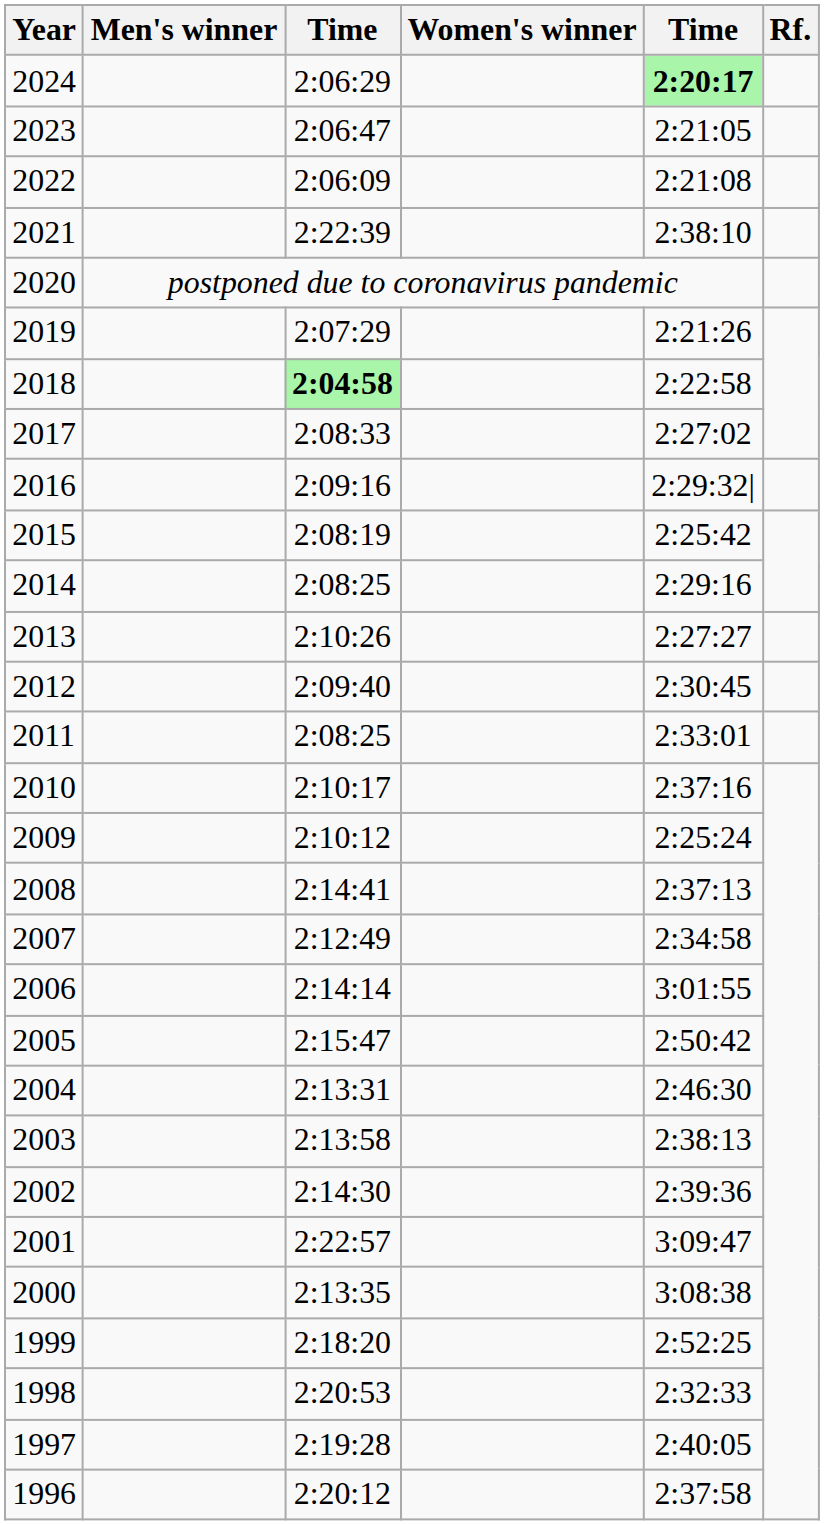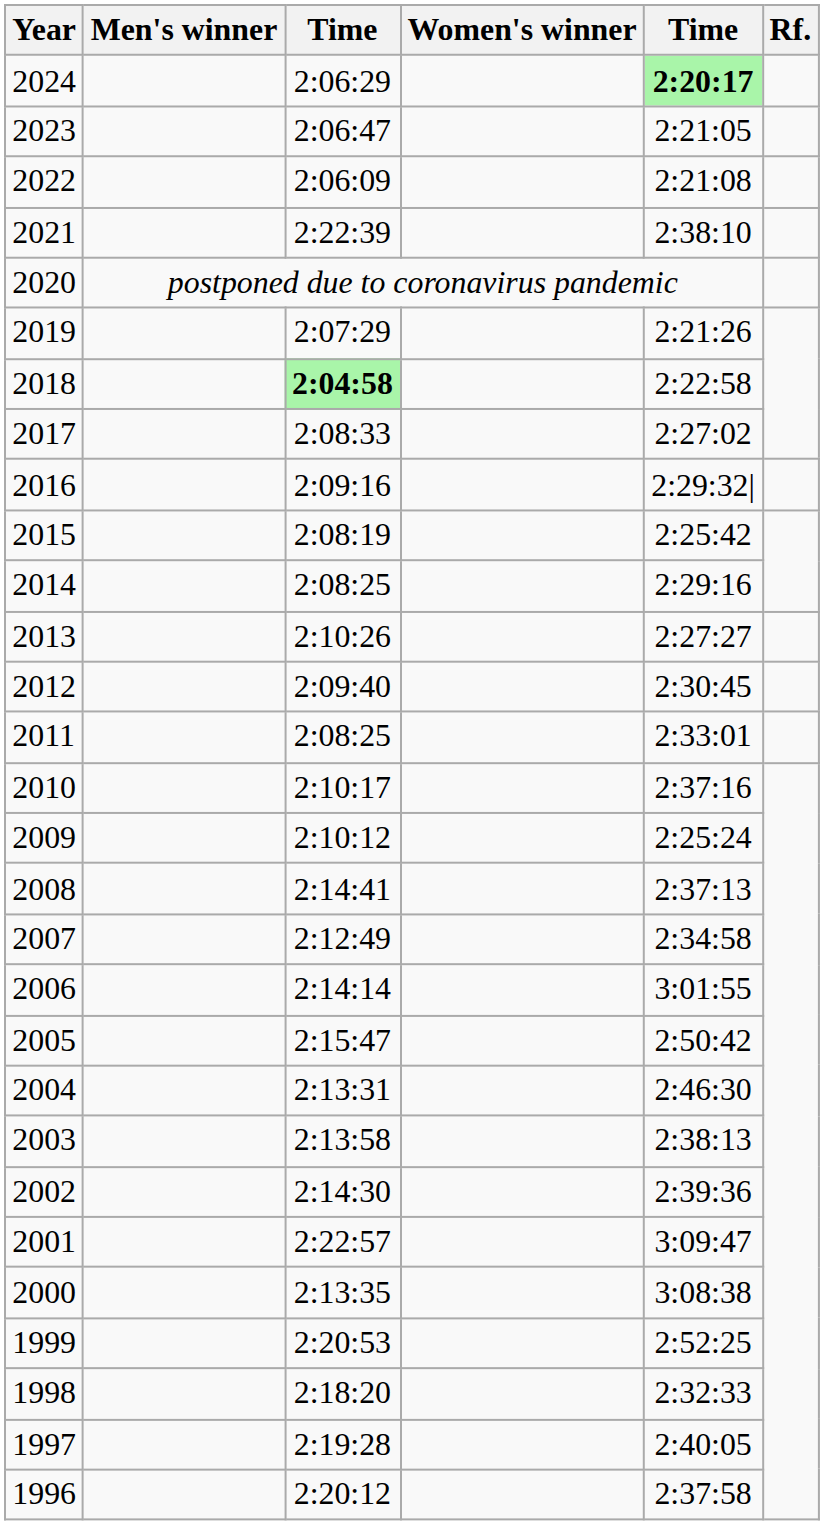(342, 1342) 2:18:20 -> (342, 1342) 2:20:53
(342, 1393) 2:20:53 -> (342, 1393) 2:18:20
